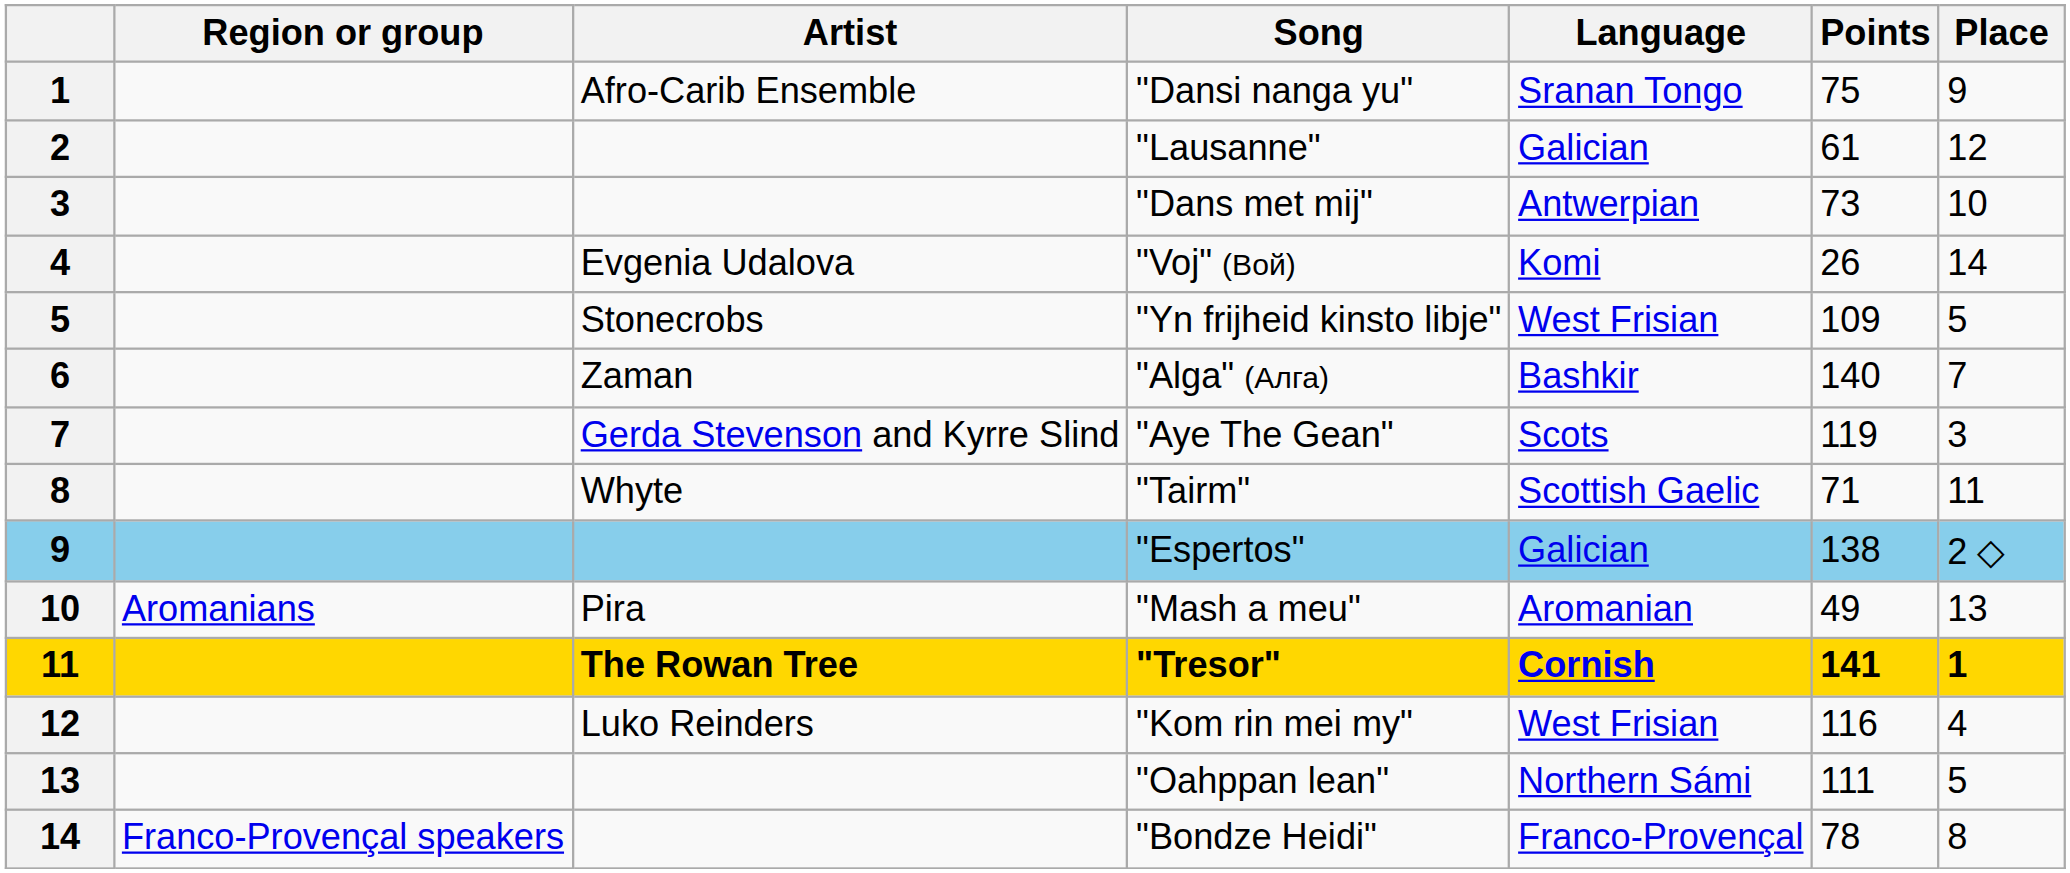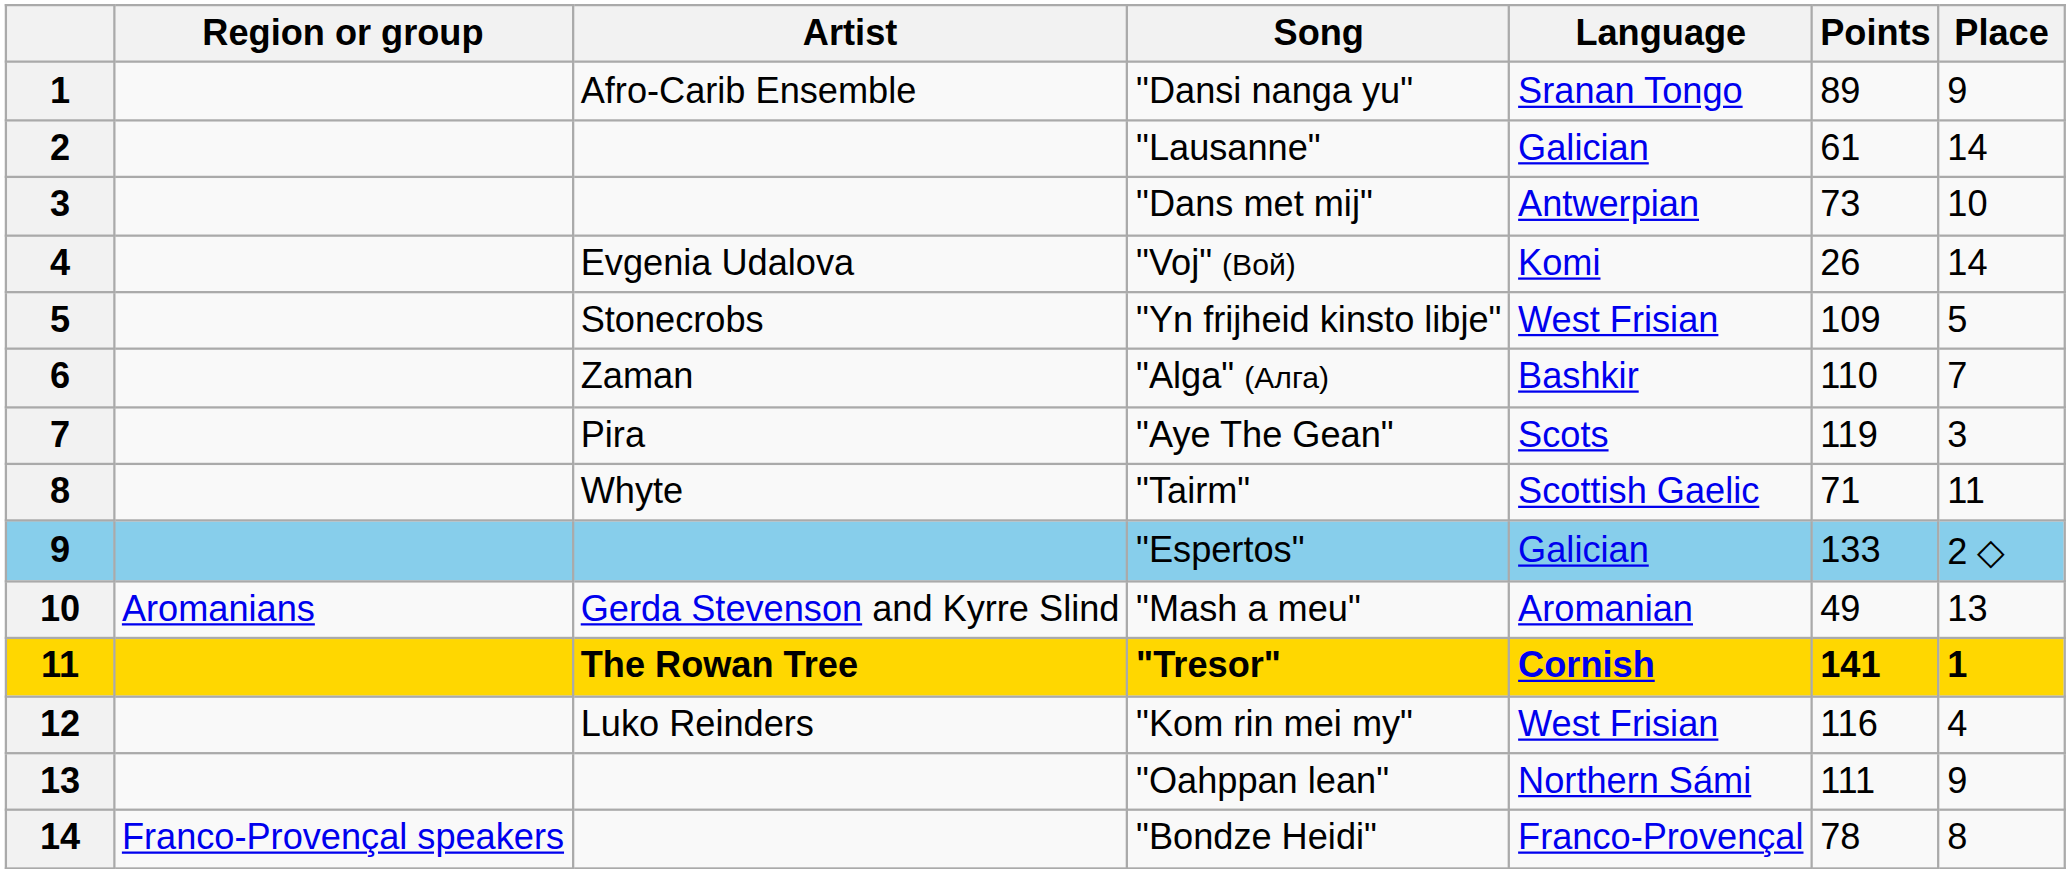(1840, 90) 75 -> (1840, 90) 89
(1967, 147) 12 -> (1967, 147) 14
(1850, 377) 140 -> (1849, 377) 110
(850, 434) Gerda Stevenson and Kyrre Slind -> (613, 434) Pira
(1850, 550) 138 -> (1850, 550) 133
(613, 608) Pira -> (850, 608) Gerda Stevenson and Kyrre Slind
(1957, 780) 5 -> (1957, 780) 9
